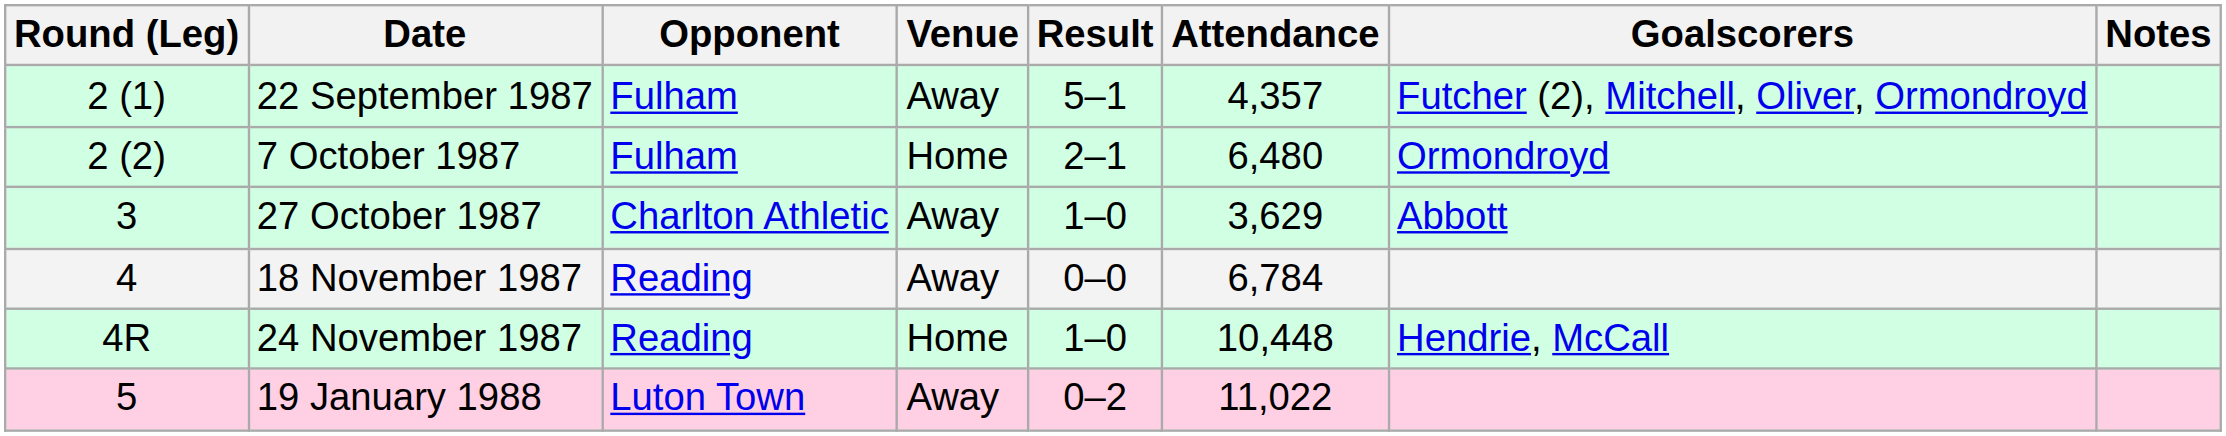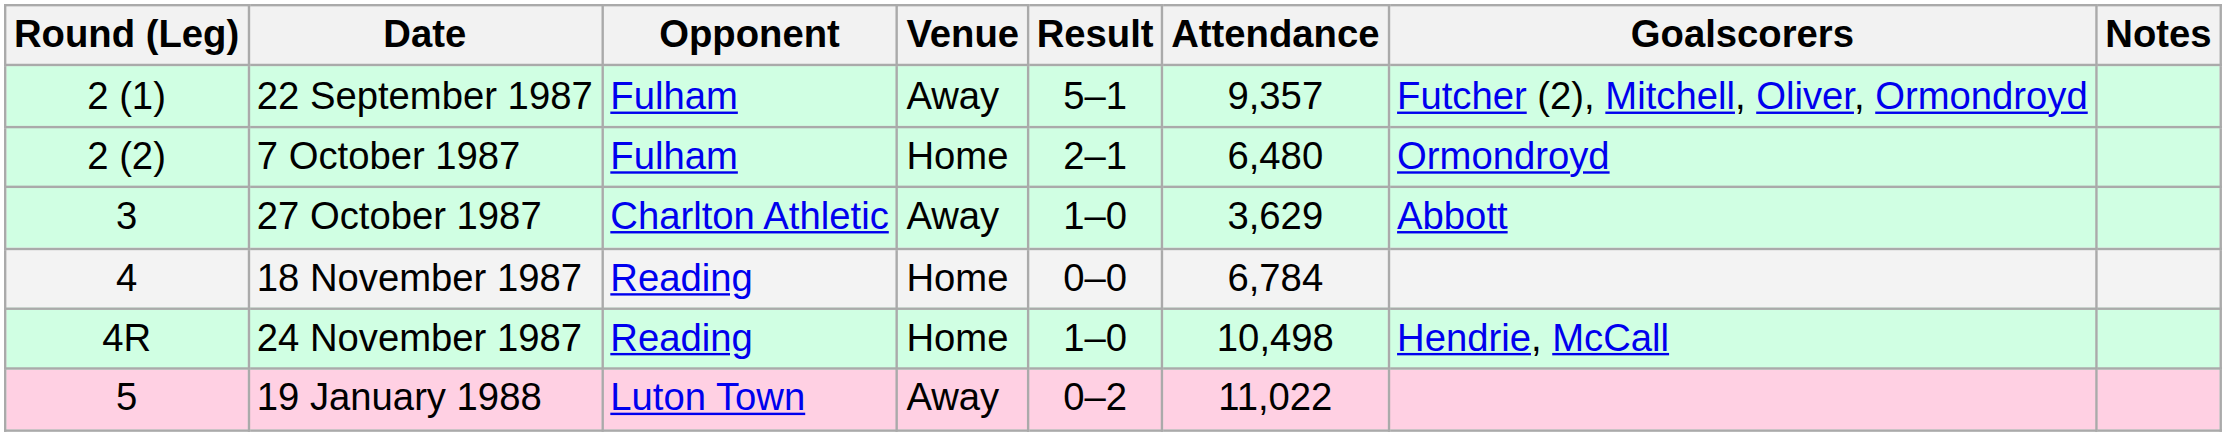(1275, 95) 4,357 -> (1275, 95) 9,357
(953, 277) Away -> (957, 277) Home
(1275, 338) 10,448 -> (1275, 338) 10,498
